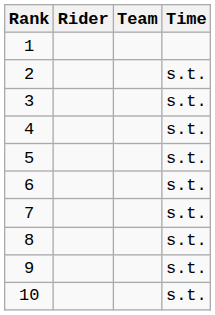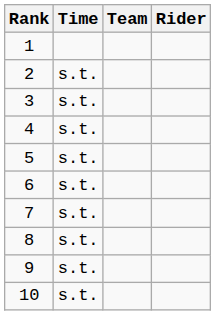columns swapped: (83, 19) <-> (186, 19)
